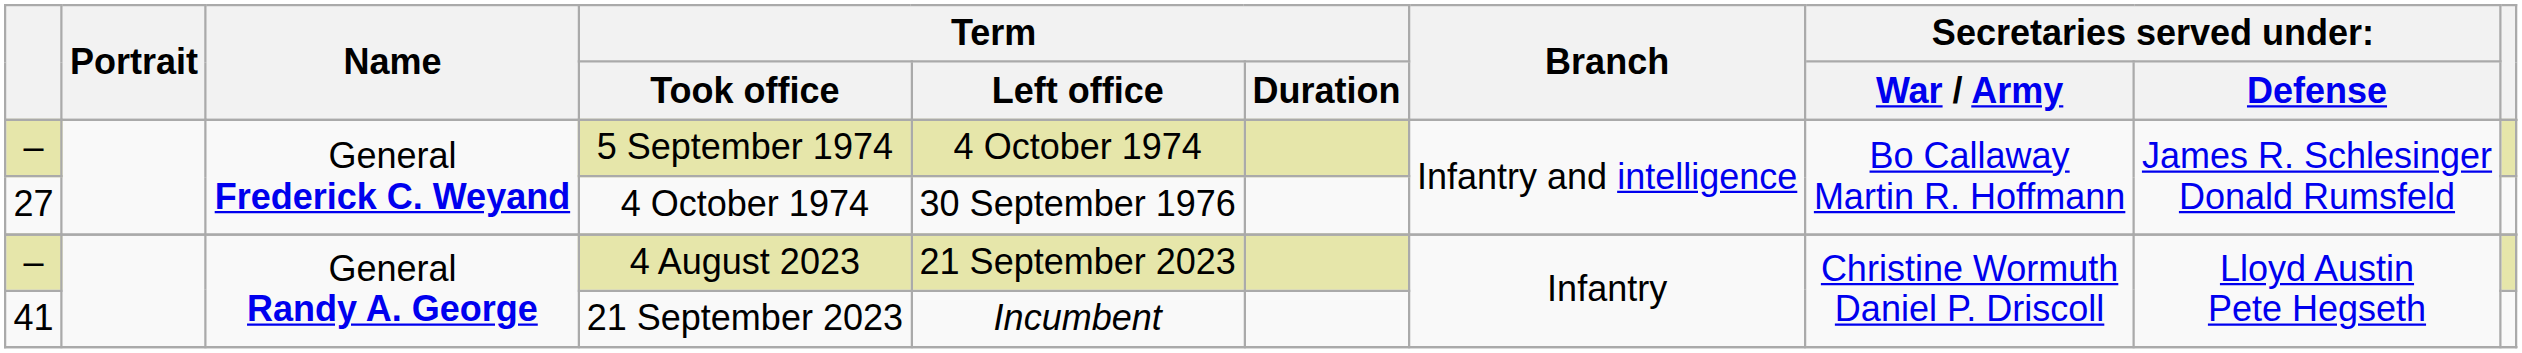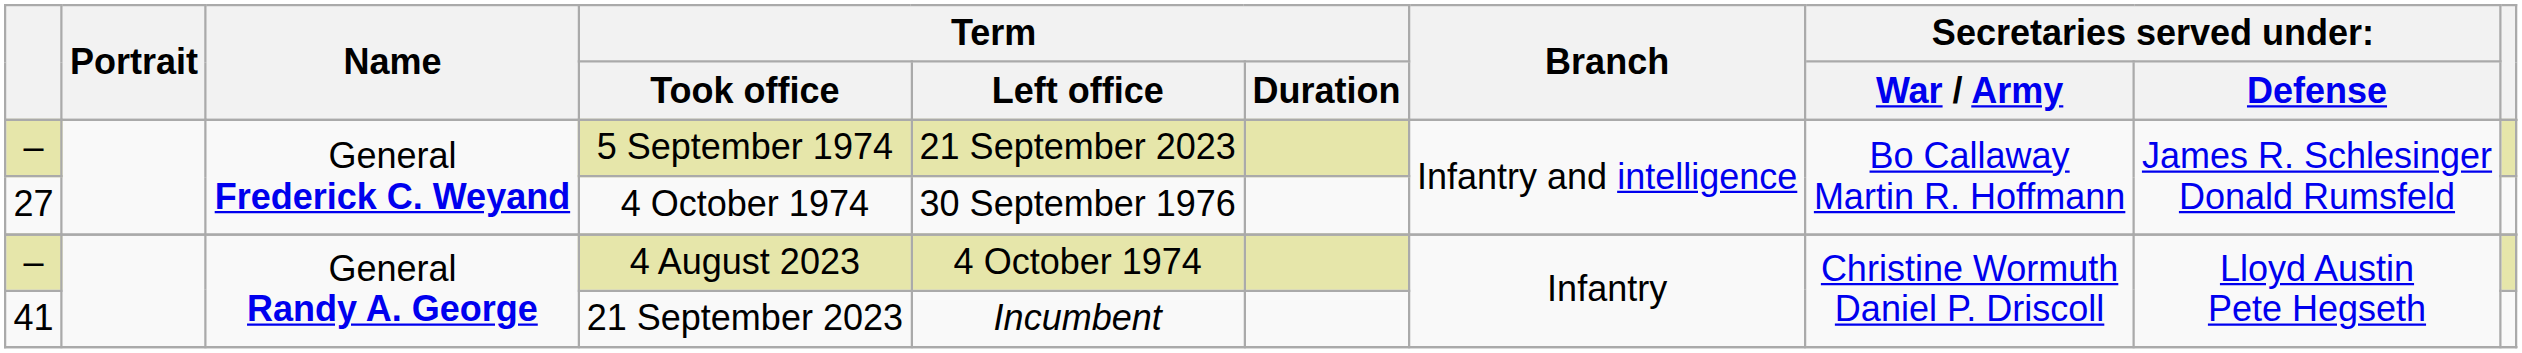(1078, 147) 4 October 1974 -> (1078, 147) 21 September 2023
(1078, 261) 21 September 2023 -> (1078, 261) 4 October 1974
